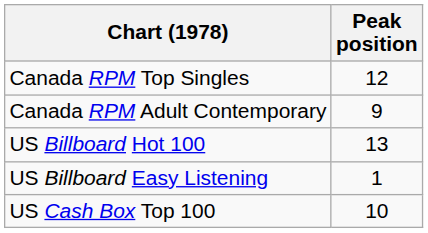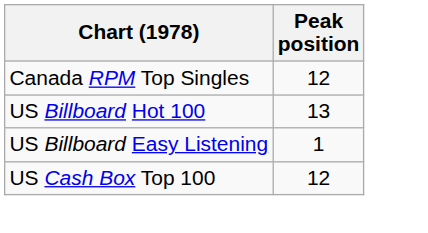- row: (168, 111)
(377, 210) 10 -> (319, 177) 12
